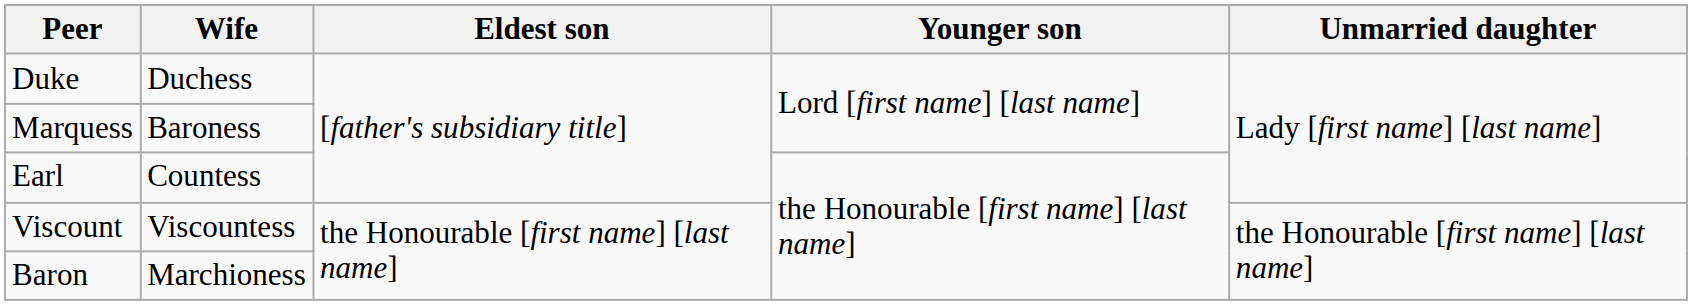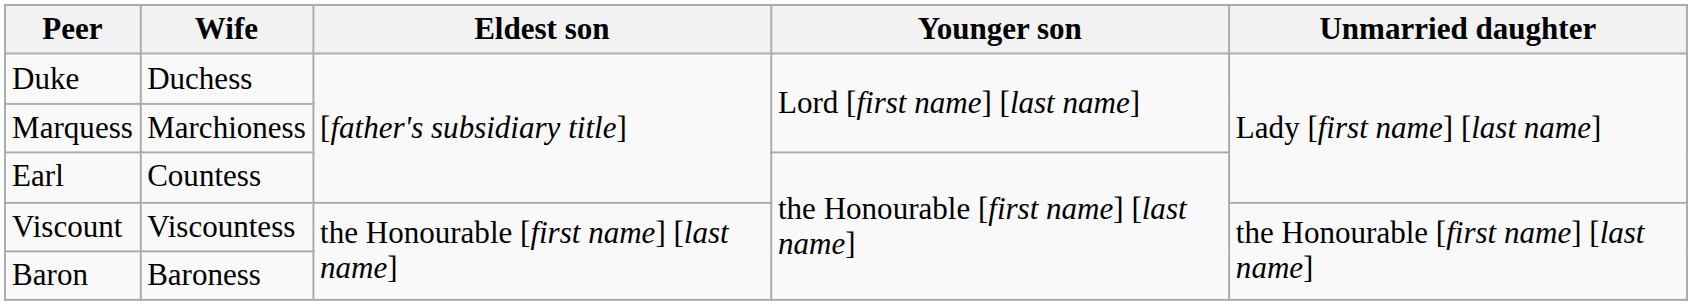(204, 127) Baroness -> (226, 127) Marchioness
(226, 275) Marchioness -> (204, 275) Baroness
